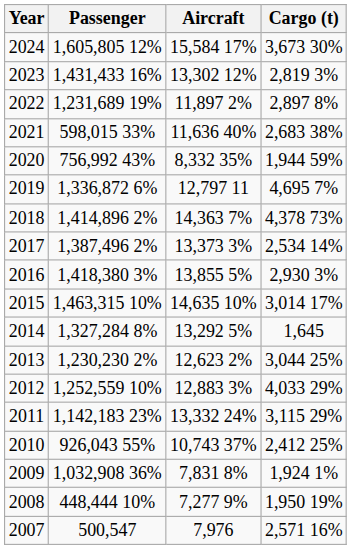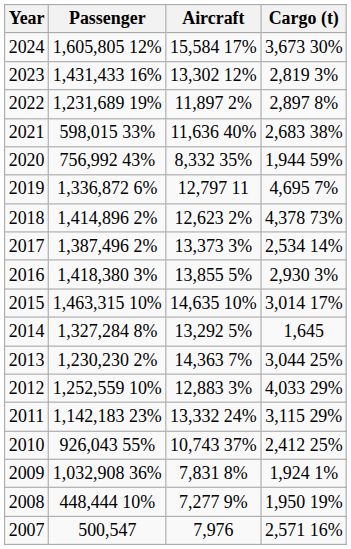(213, 217) 14,363 7% -> (213, 217) 12,623 2%
(213, 359) 12,623 2% -> (213, 359) 14,363 7%
